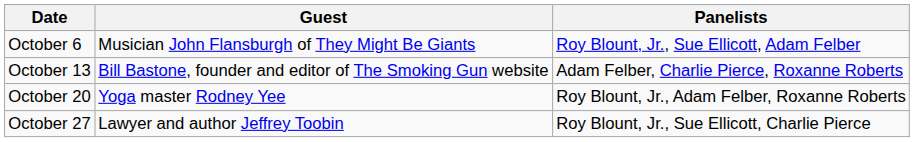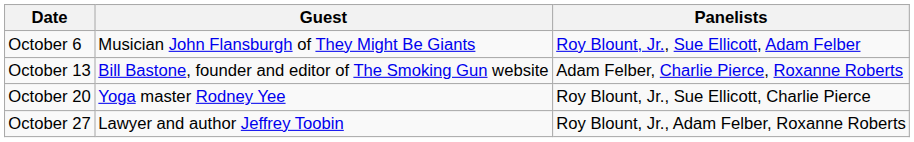(731, 96) Roy Blount, Jr., Adam Felber, Roxanne Roberts -> (713, 96) Roy Blount, Jr., Sue Ellicott, Charlie Pierce
(713, 123) Roy Blount, Jr., Sue Ellicott, Charlie Pierce -> (731, 123) Roy Blount, Jr., Adam Felber, Roxanne Roberts
